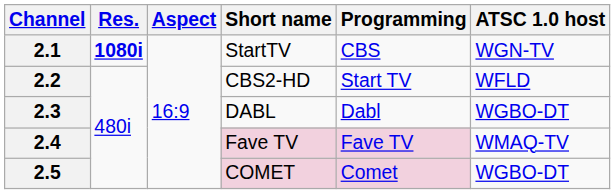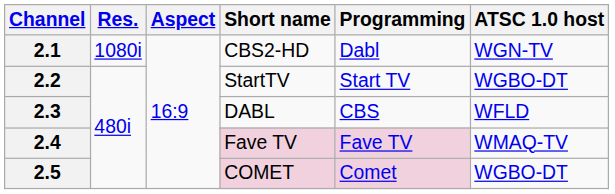(119, 50) bold -> (118, 50) normal
(258, 50) StartTV -> (267, 50) CBS2-HD
(361, 50) CBS -> (359, 50) Dabl
(268, 81) CBS2-HD -> (257, 81) StartTV
(503, 81) WFLD -> (521, 81) WGBO-DT
(361, 111) Dabl -> (359, 111) CBS
(522, 111) WGBO-DT -> (502, 111) WFLD
